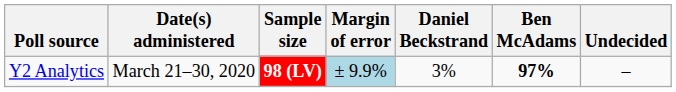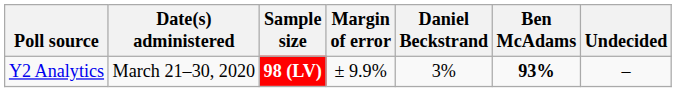(361, 71) lightblue background -> (361, 71) no background
(536, 71) 97% -> (536, 71) 93%
